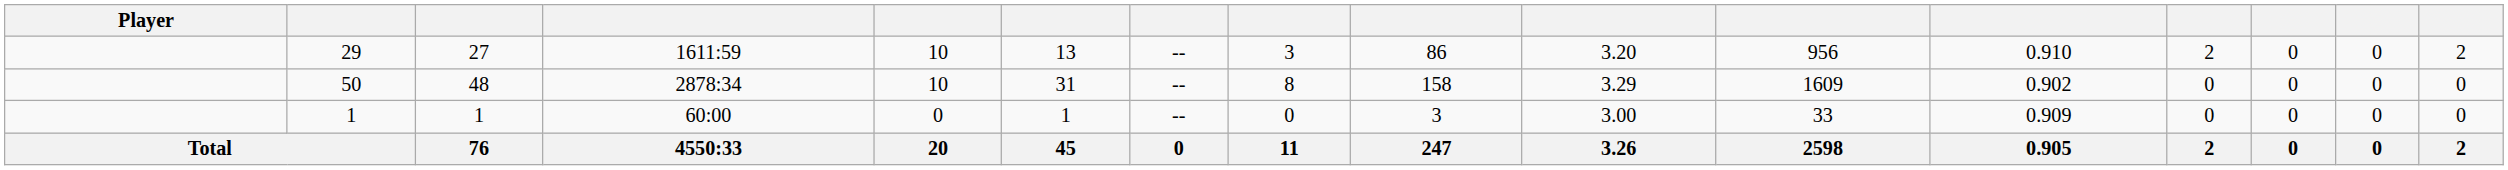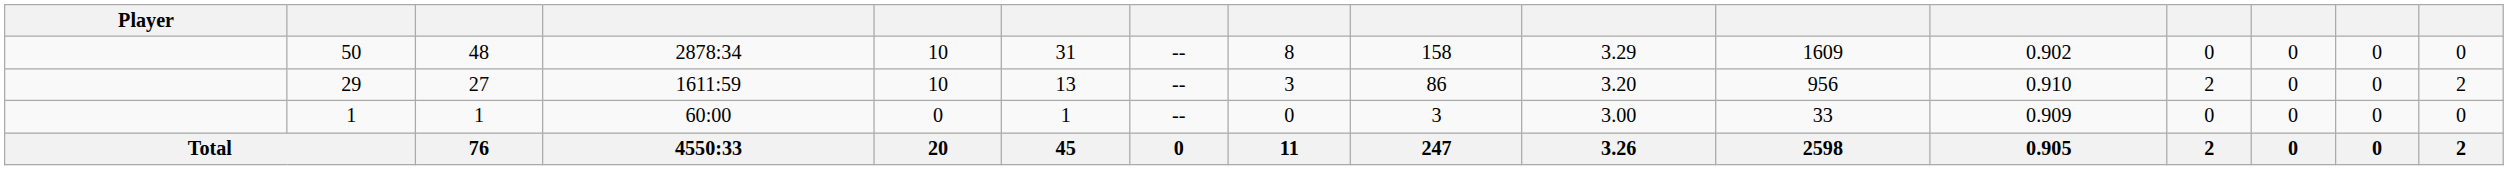rows swapped: (351, 52) <-> (351, 84)
